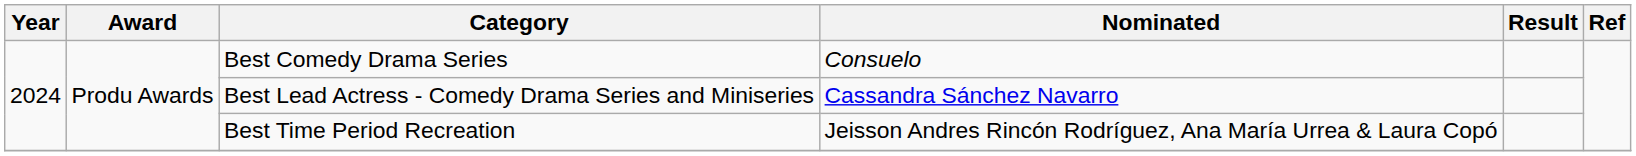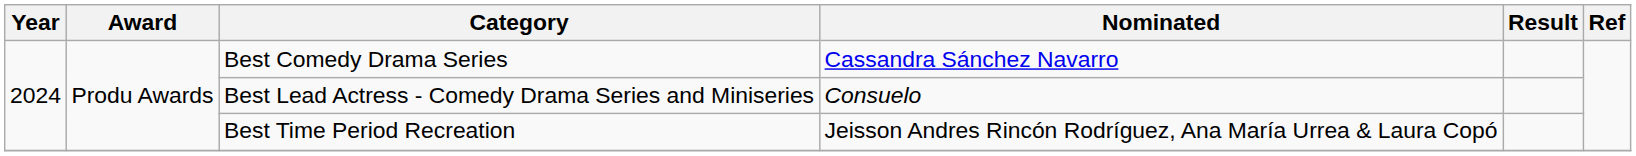(873, 58) Consuelo -> (971, 58) Cassandra Sánchez Navarro
(971, 95) Cassandra Sánchez Navarro -> (873, 95) Consuelo
